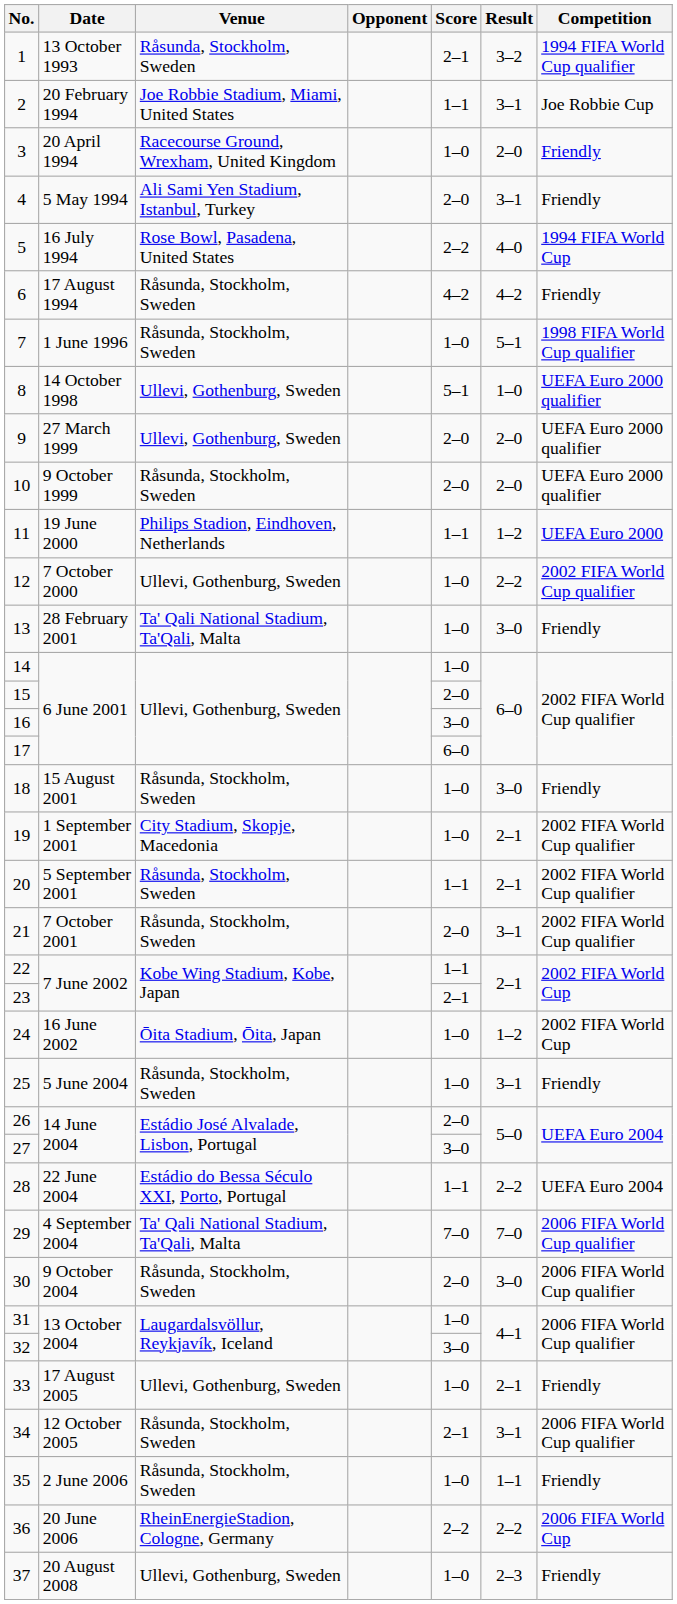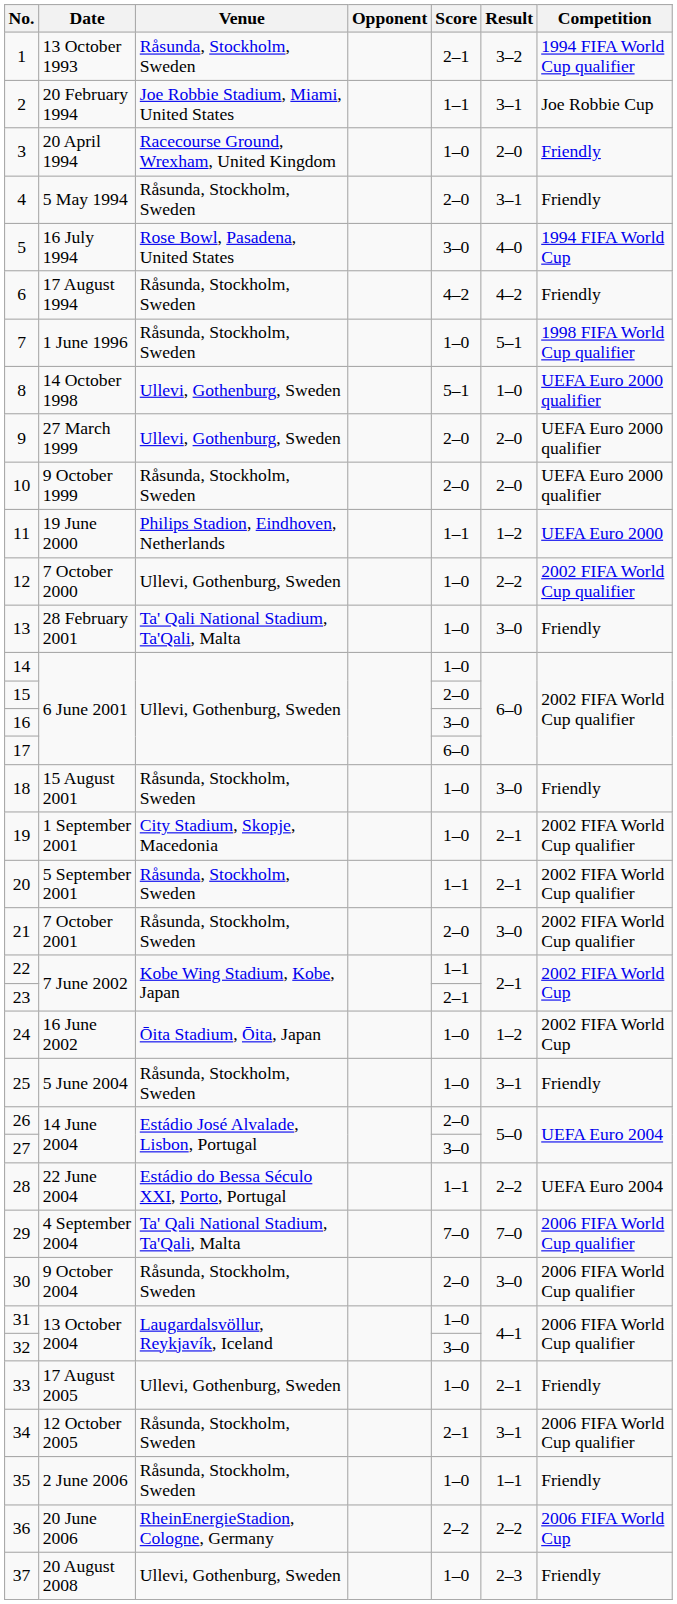(221, 199) Ali Sami Yen Stadium, Istanbul, Turkey -> (215, 199) Råsunda, Stockholm, Sweden
(456, 247) 2–2 -> (456, 247) 3–0
(509, 931) 3–1 -> (509, 931) 3–0
